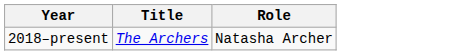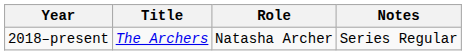+ column: (399, 16)
